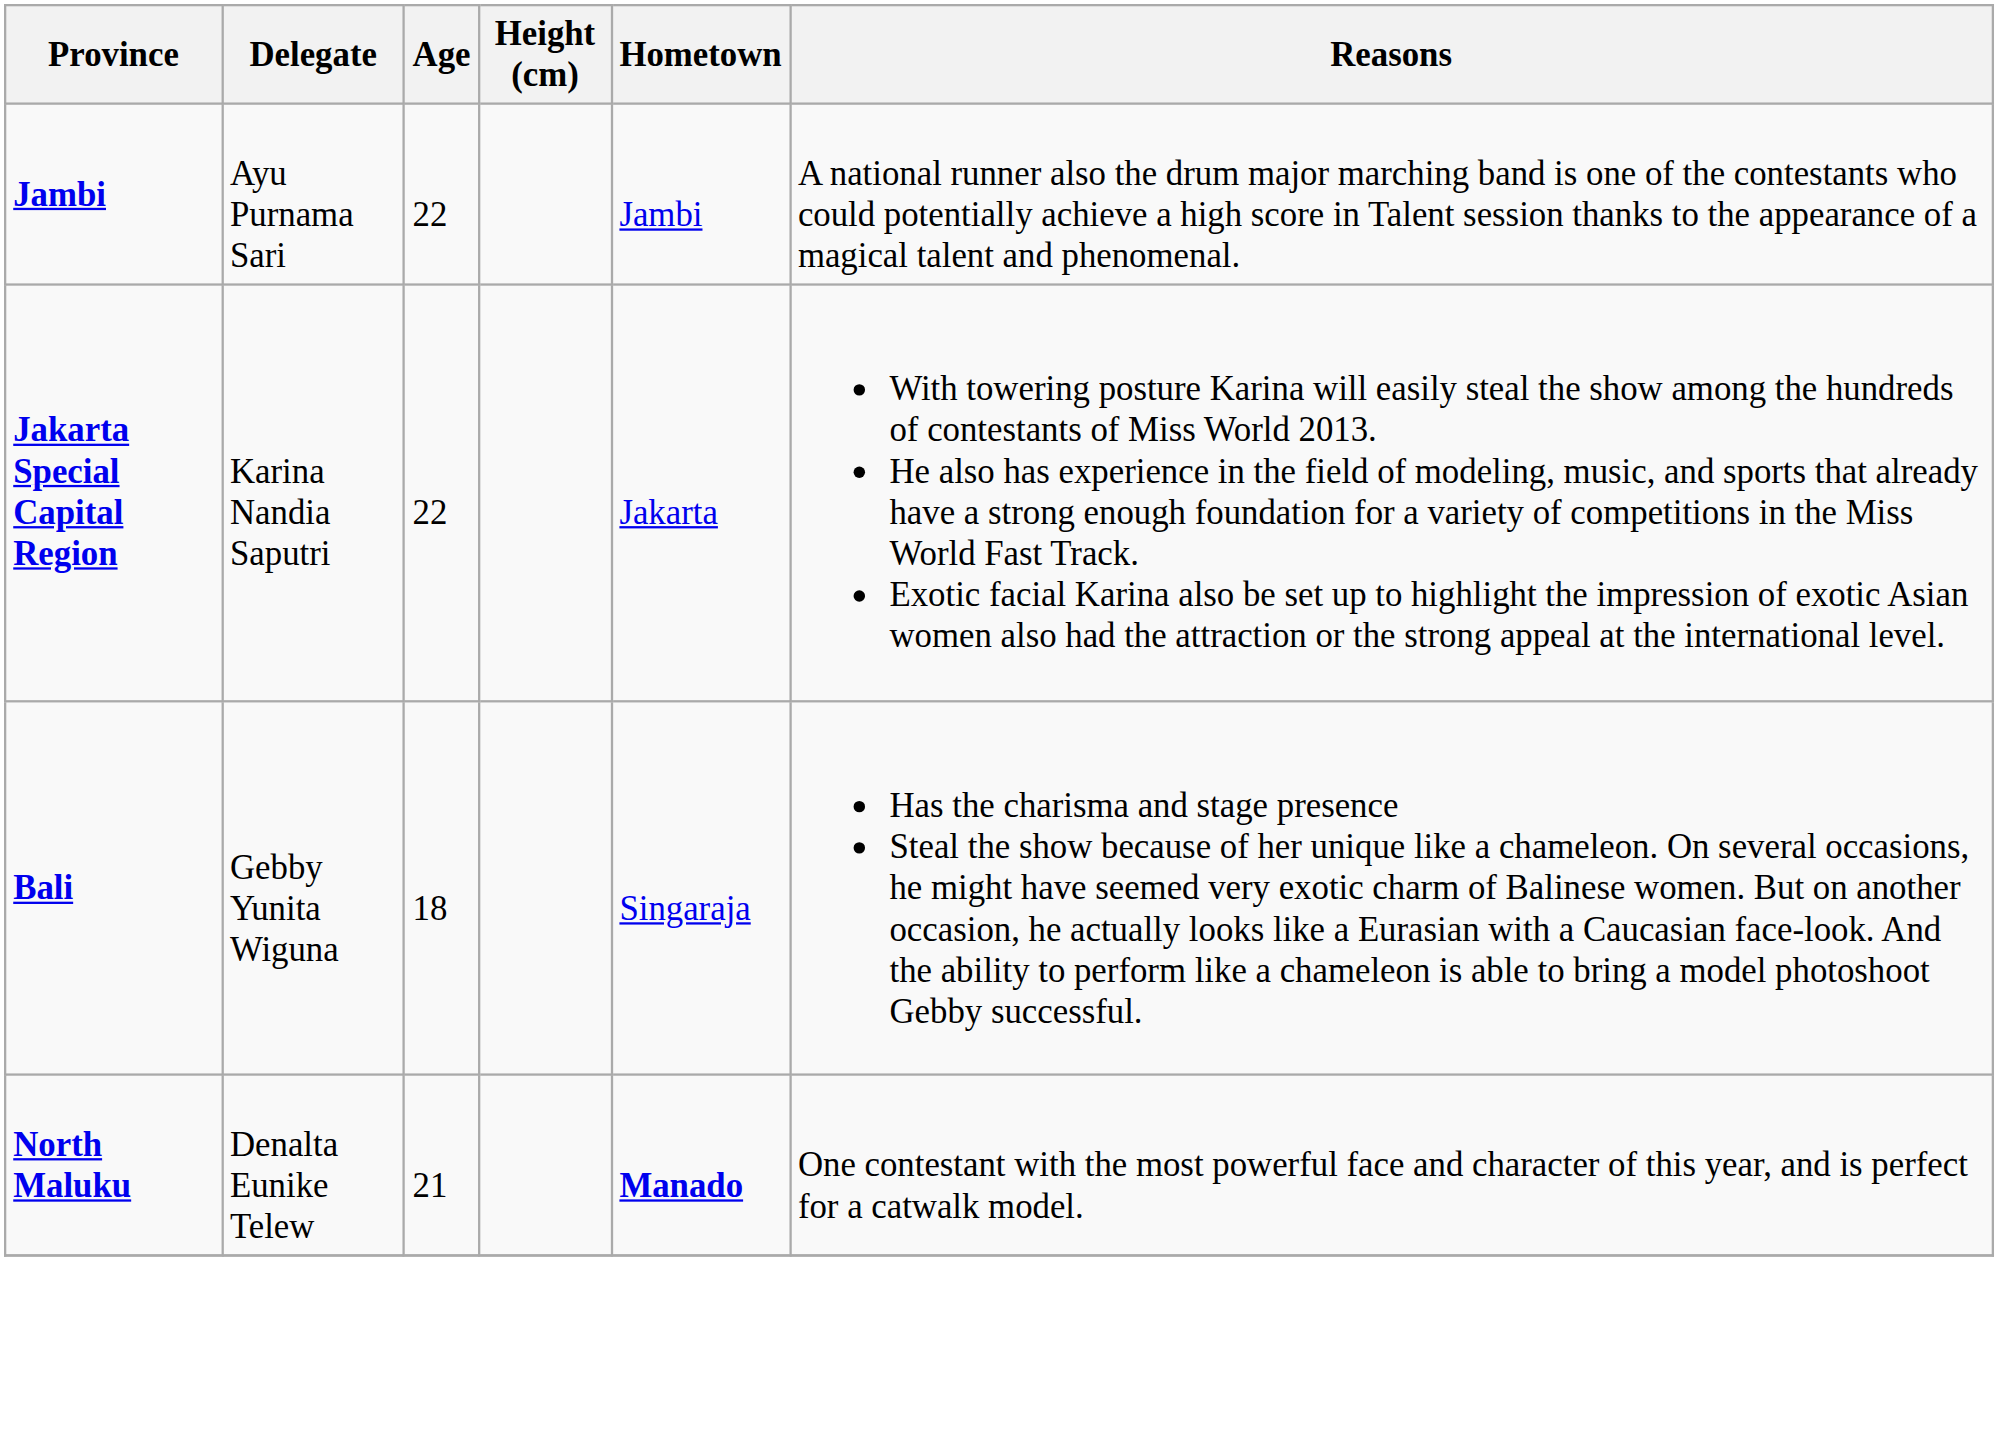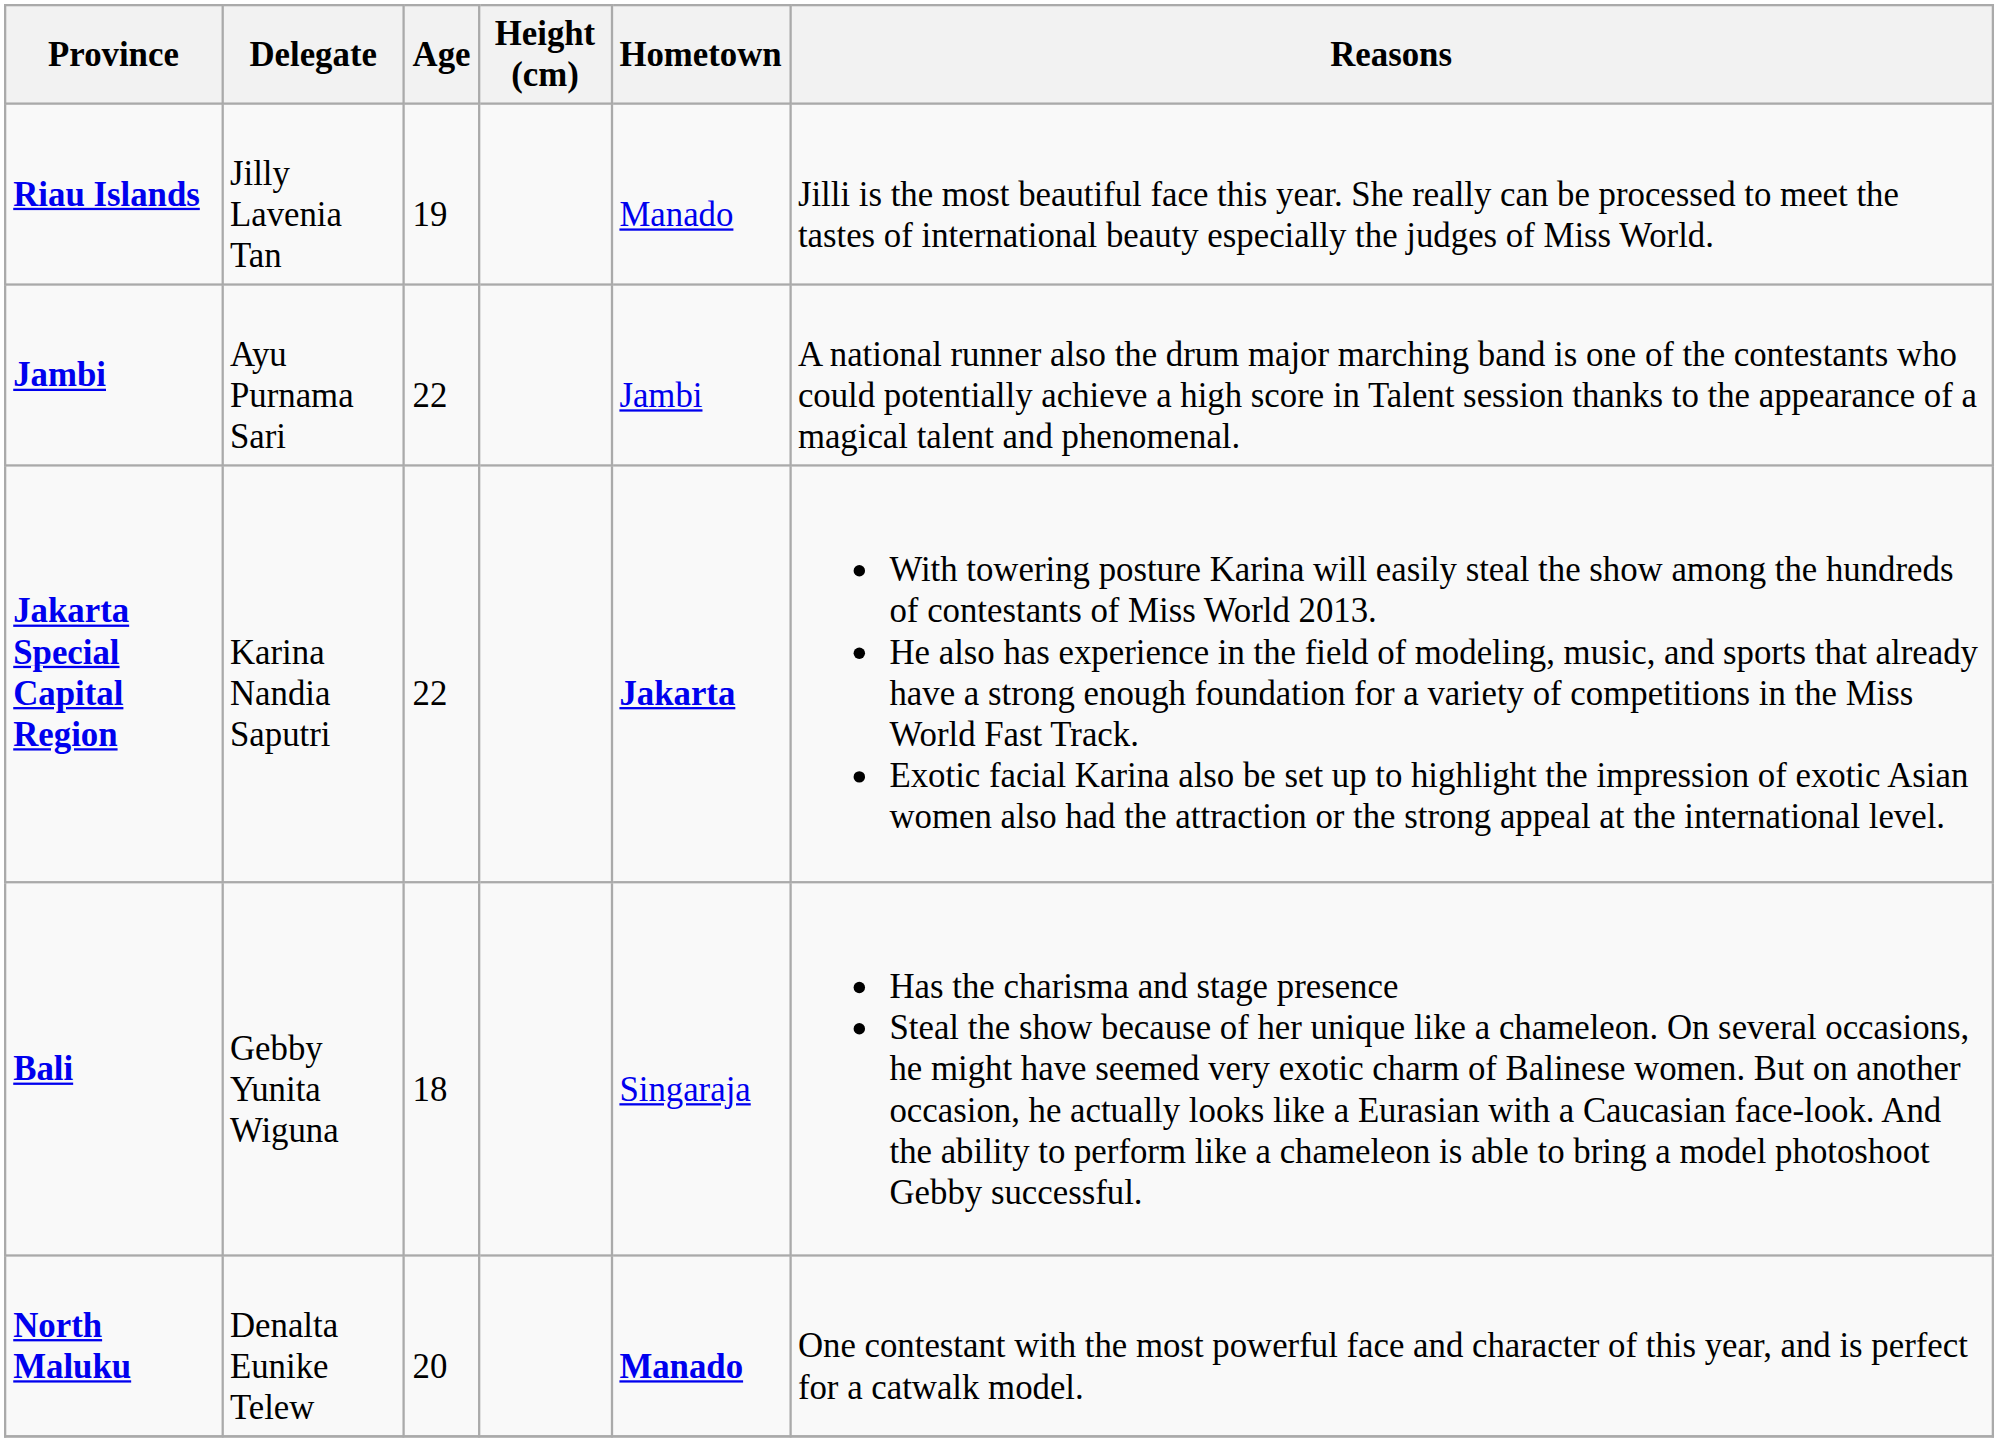+ row: (107, 193)
(669, 512) normal -> (677, 693) bold
(430, 1185) 21 -> (430, 1366) 20
